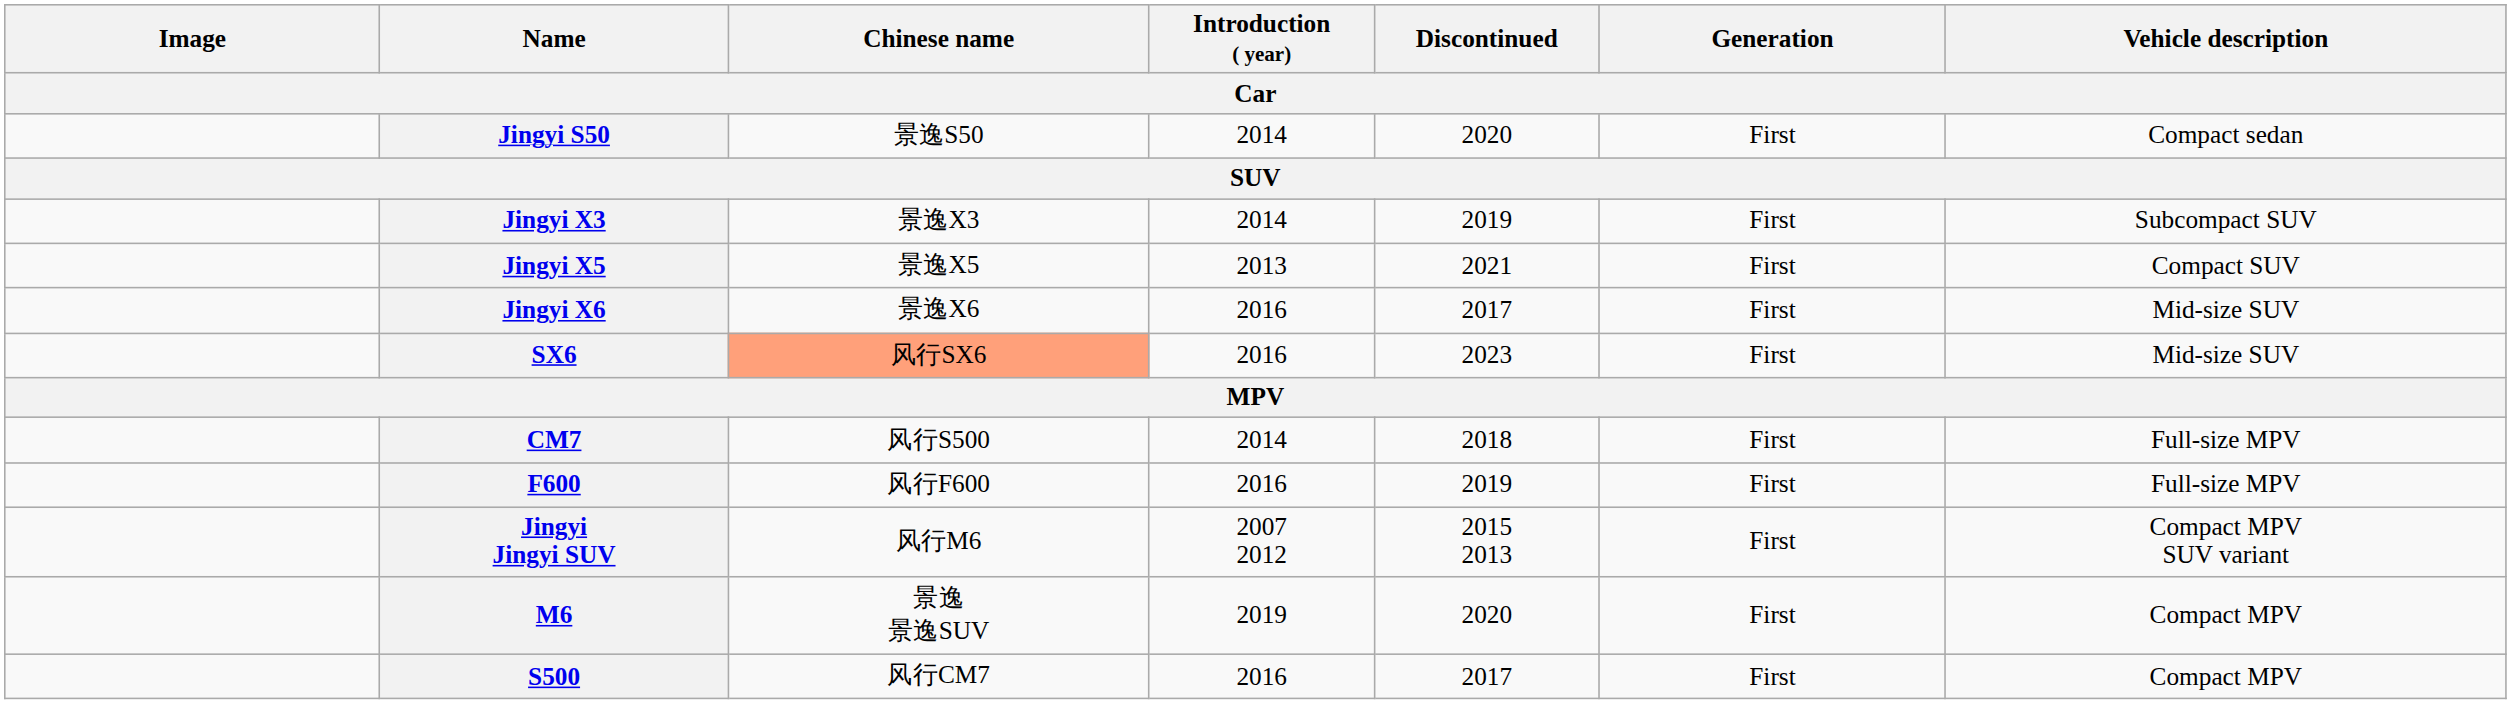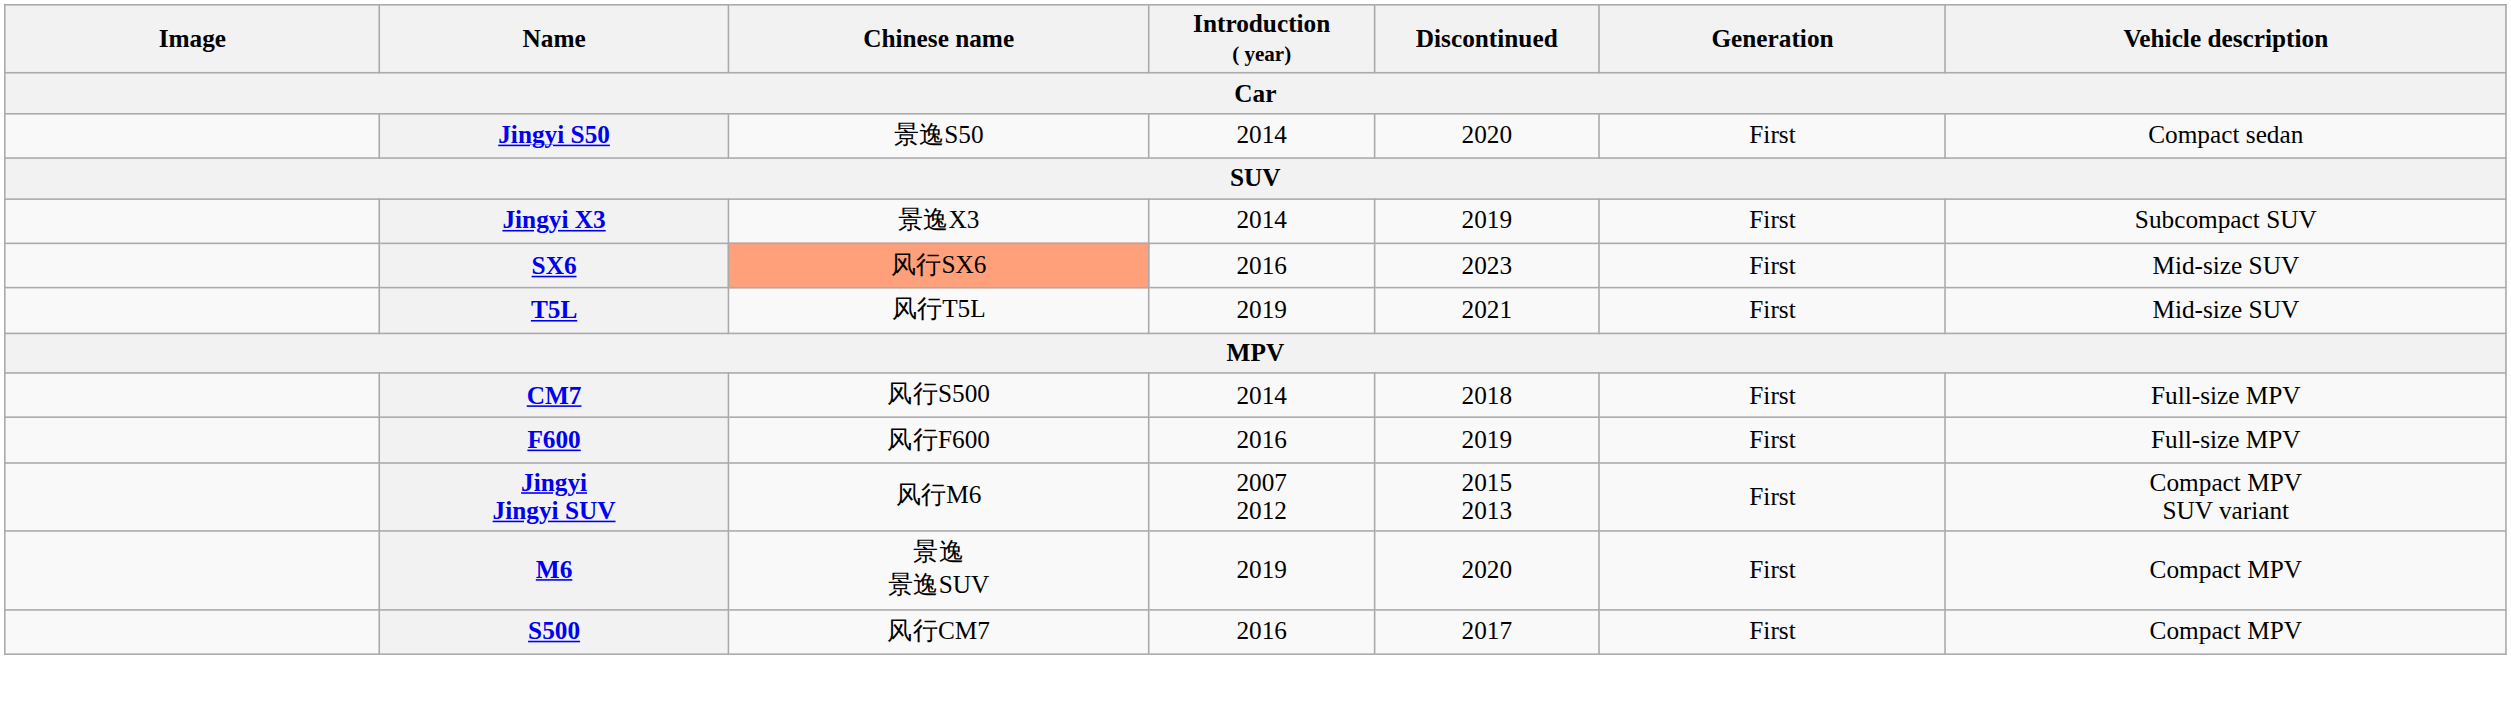- row: (554, 265)
- row: (554, 310)
+ row: (554, 310)
